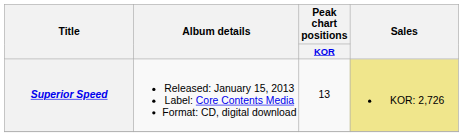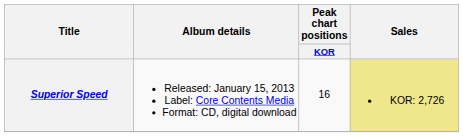(324, 95) 13 -> (324, 95) 16
